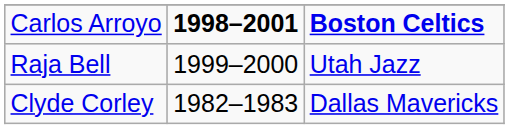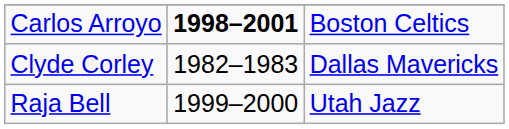(397, 24) bold -> (389, 24) normal
rows swapped: (60, 63) <-> (82, 103)
